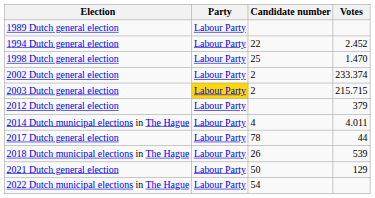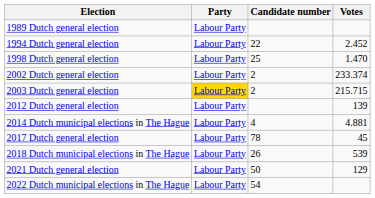(360, 106) 379 -> (360, 106) 139
(357, 122) 4.011 -> (356, 122) 4.881
(363, 138) 44 -> (363, 138) 45
